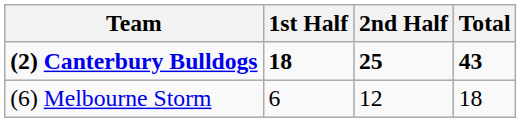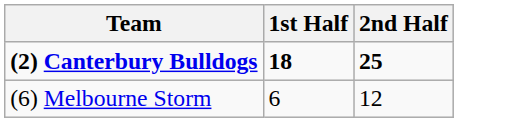- column: (485, 23)
